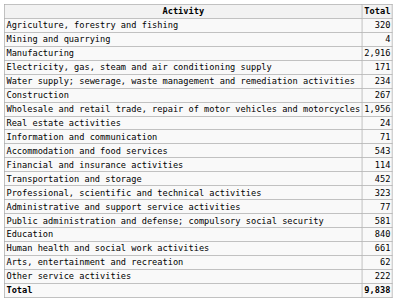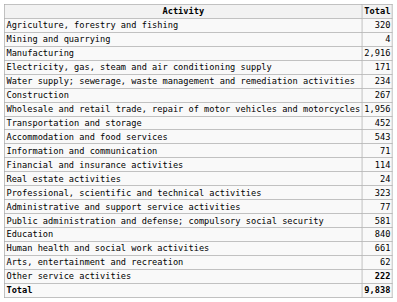rows swapped: (74, 179) <-> (64, 123)
rows swapped: (87, 151) <-> (82, 137)
(383, 277) normal -> (383, 277) bold
